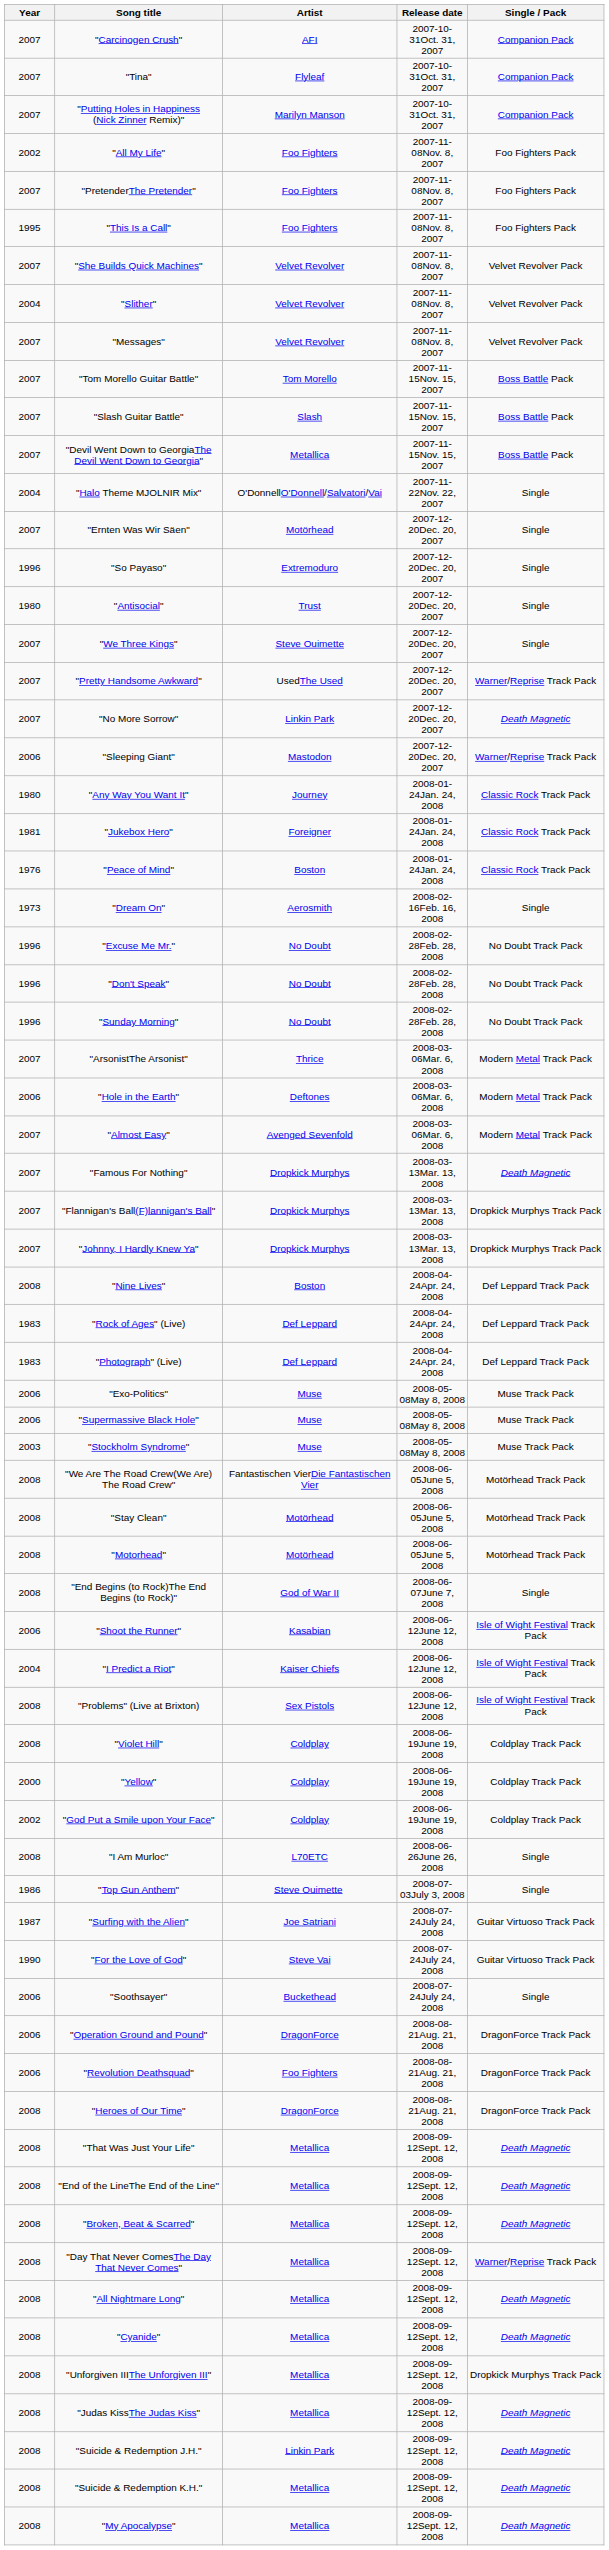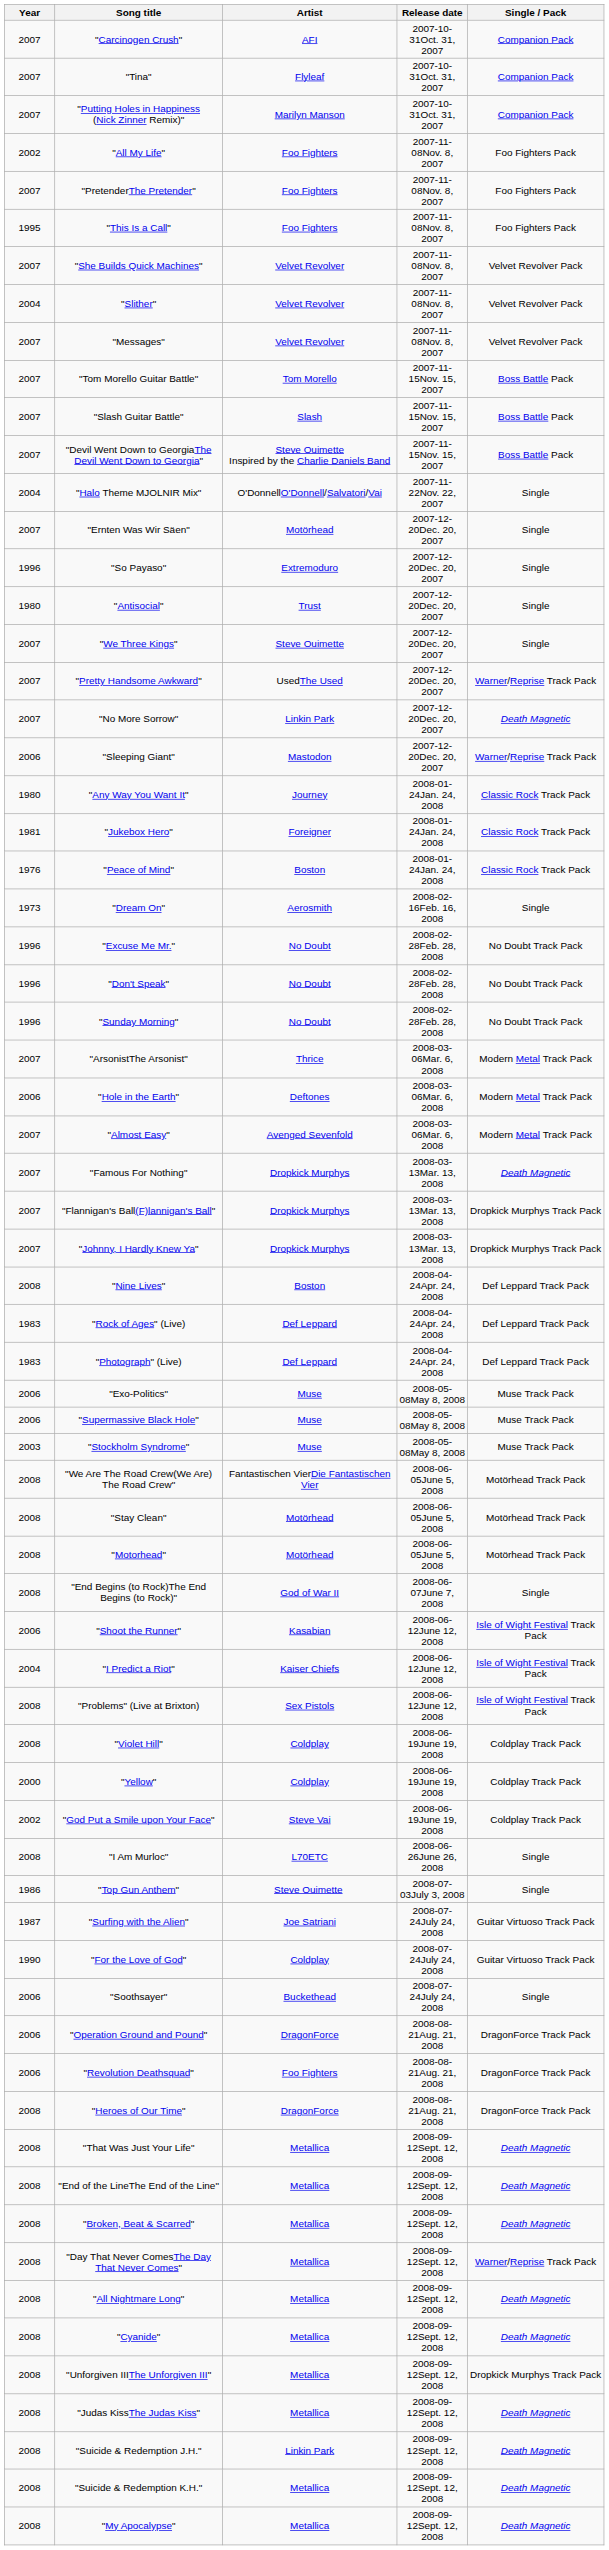(310, 455) Metallica -> (310, 455) Steve Ouimette Inspired by the Charlie Daniels Band
(310, 1820) Coldplay -> (310, 1820) Steve Vai
(310, 1960) Steve Vai -> (310, 1960) Coldplay
